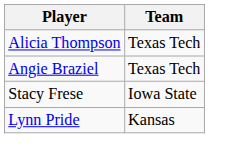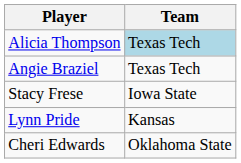(164, 42) no background -> (164, 42) lightblue background
+ row: (56, 145)
